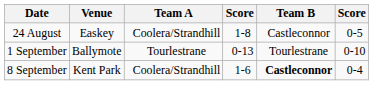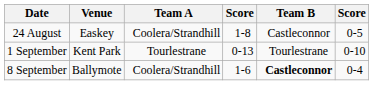(97, 51) Ballymote -> (97, 51) Kent Park
(97, 70) Kent Park -> (97, 70) Ballymote
